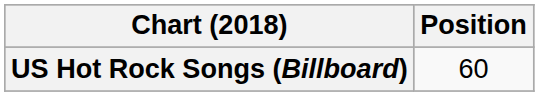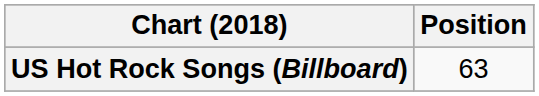(473, 68) 60 -> (473, 68) 63
